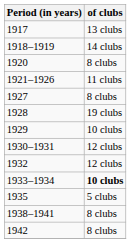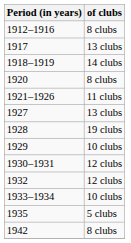+ row: (31, 29)
(102, 96) 8 clubs -> (104, 113) 13 clubs
(105, 180) bold -> (104, 197) normal
- row: (31, 213)
